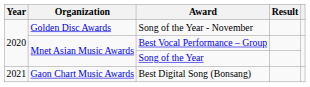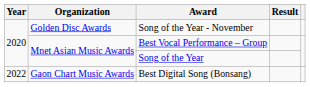(16, 74) 2021 -> (16, 74) 2022
